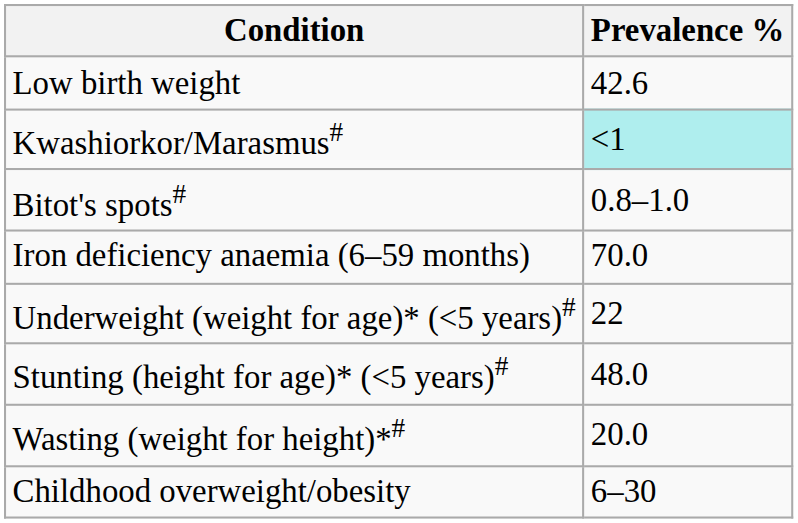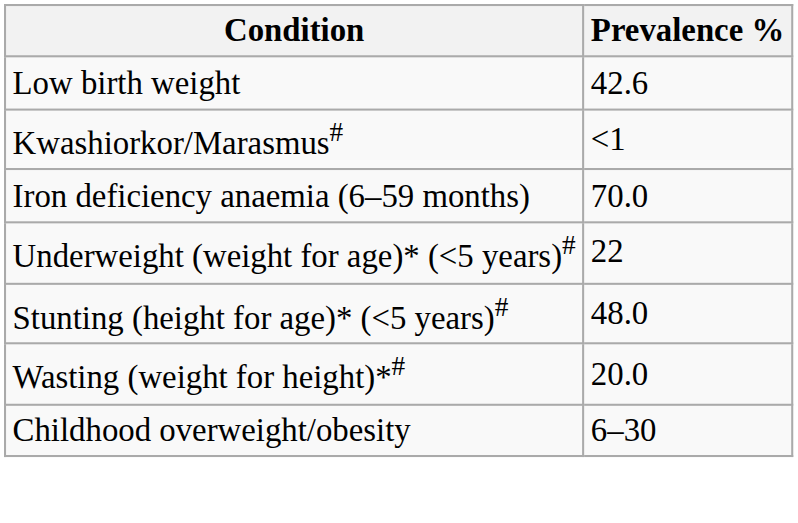(608, 138) paleturquoise background -> (608, 138) no background
- row: (99, 199)
